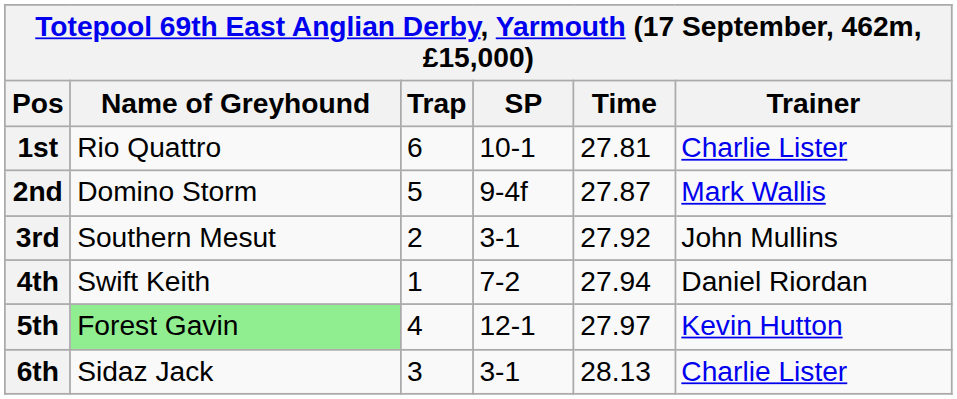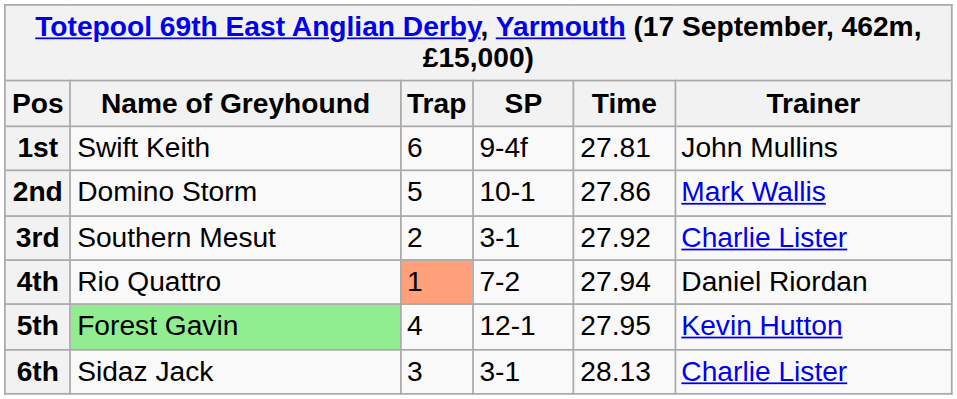(149, 147) Rio Quattro -> (144, 147) Swift Keith
(508, 147) 10-1 -> (504, 147) 9-4f
(764, 147) Charlie Lister -> (760, 147) John Mullins
(504, 192) 9-4f -> (508, 192) 10-1
(616, 192) 27.87 -> (616, 192) 27.86
(760, 237) John Mullins -> (764, 237) Charlie Lister
(144, 281) Swift Keith -> (149, 281) Rio Quattro
(415, 281) no background -> (415, 281) lightsalmon background
(616, 326) 27.97 -> (616, 326) 27.95
